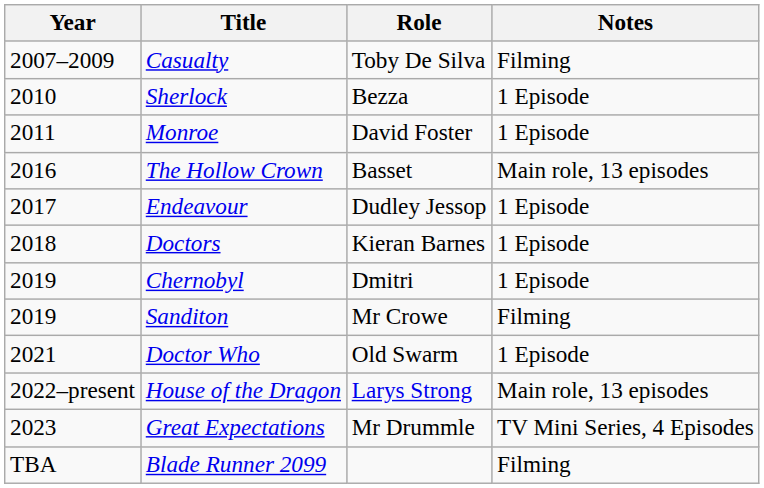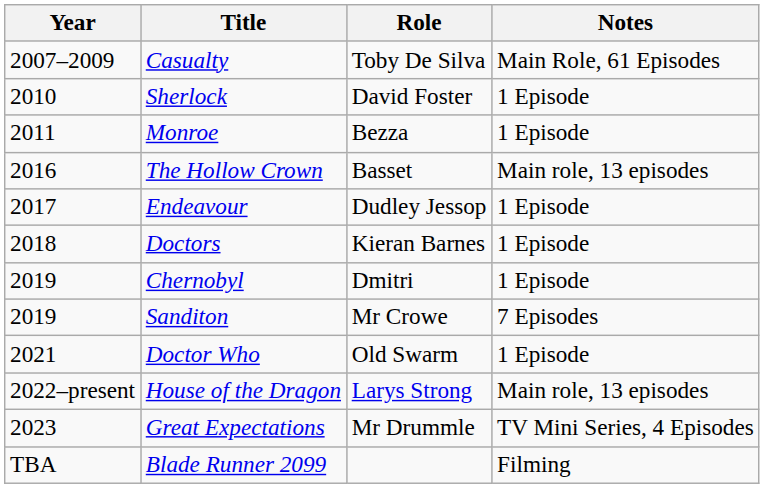(534, 59) Filming -> (609, 59) Main Role, 61 Episodes
(380, 96) Bezza -> (412, 96) David Foster
(412, 133) David Foster -> (380, 133) Bezza
(534, 317) Filming -> (548, 317) 7 Episodes
